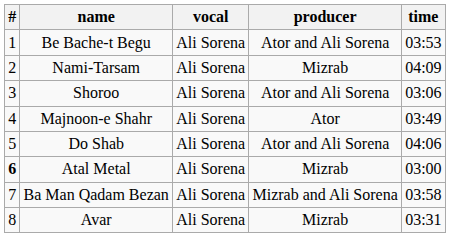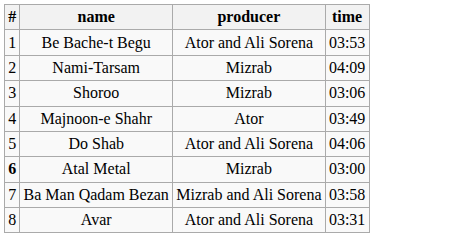- column: (211, 17)
(325, 93) Ator and Ali Sorena -> (249, 93) Mizrab
(325, 220) Mizrab -> (249, 220) Ator and Ali Sorena
